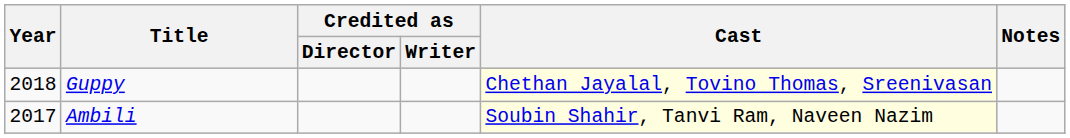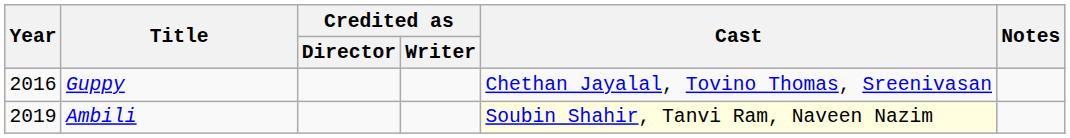(33, 85) 2018 -> (33, 85) 2016
(739, 85) lightyellow background -> (739, 85) no background
(33, 117) 2017 -> (33, 117) 2019
